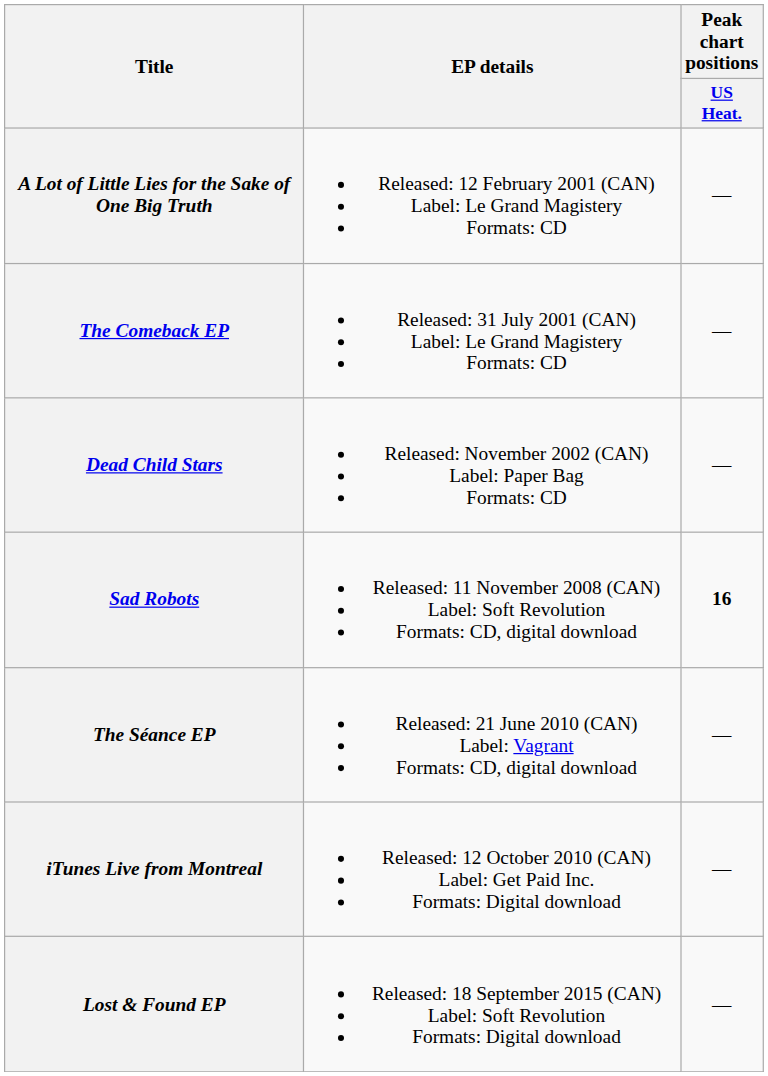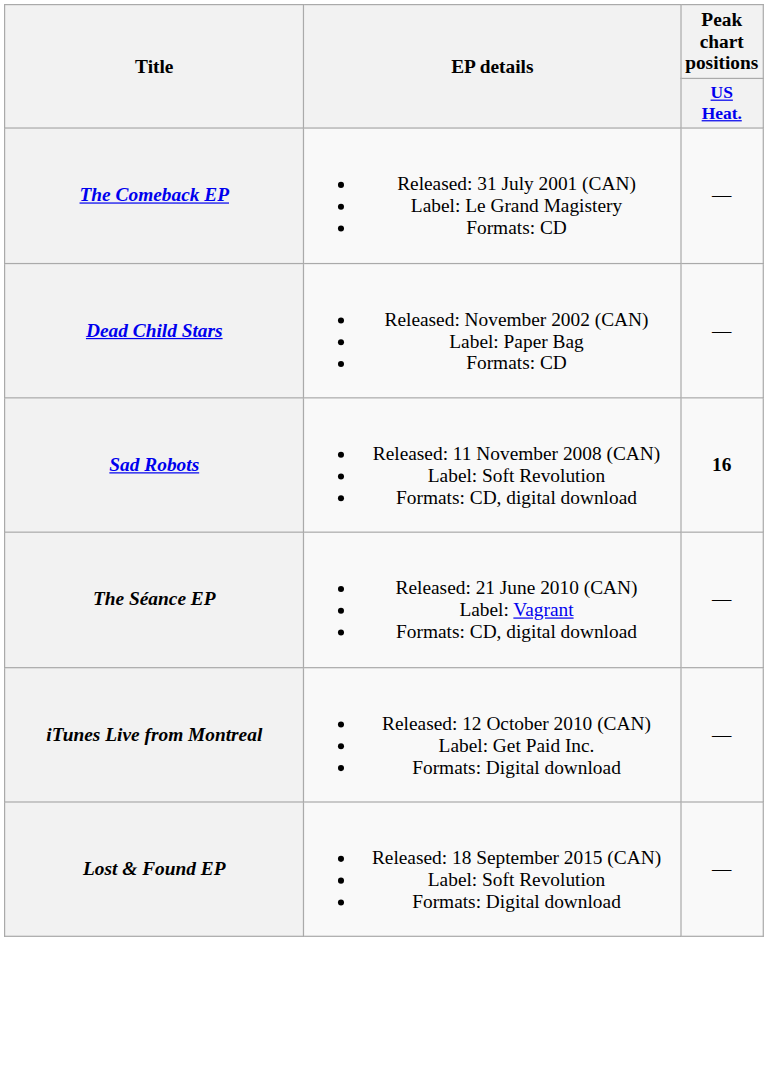- row: (154, 195)
